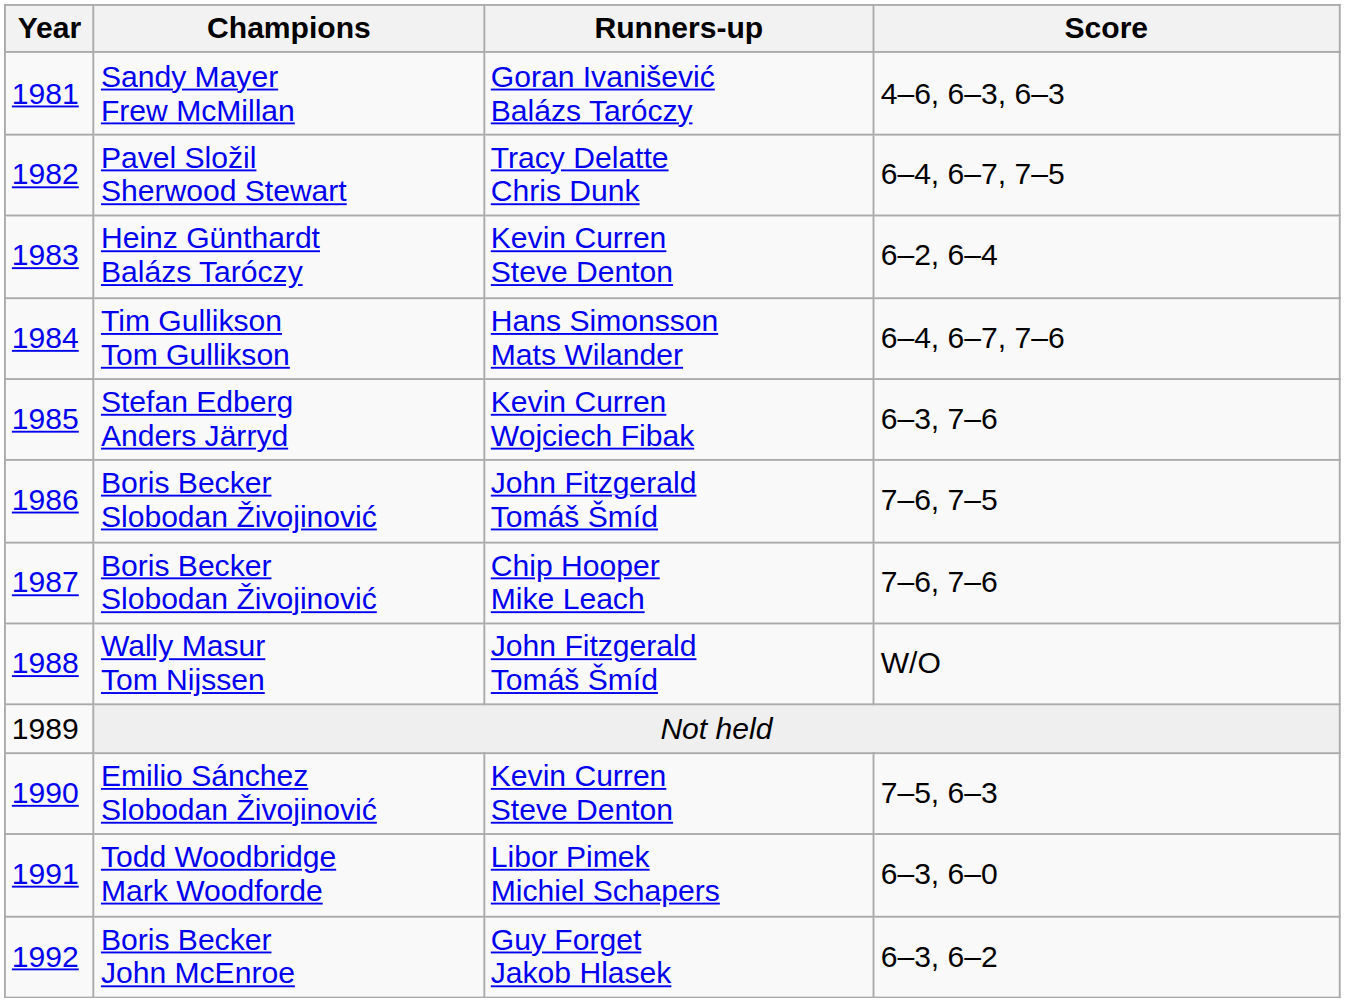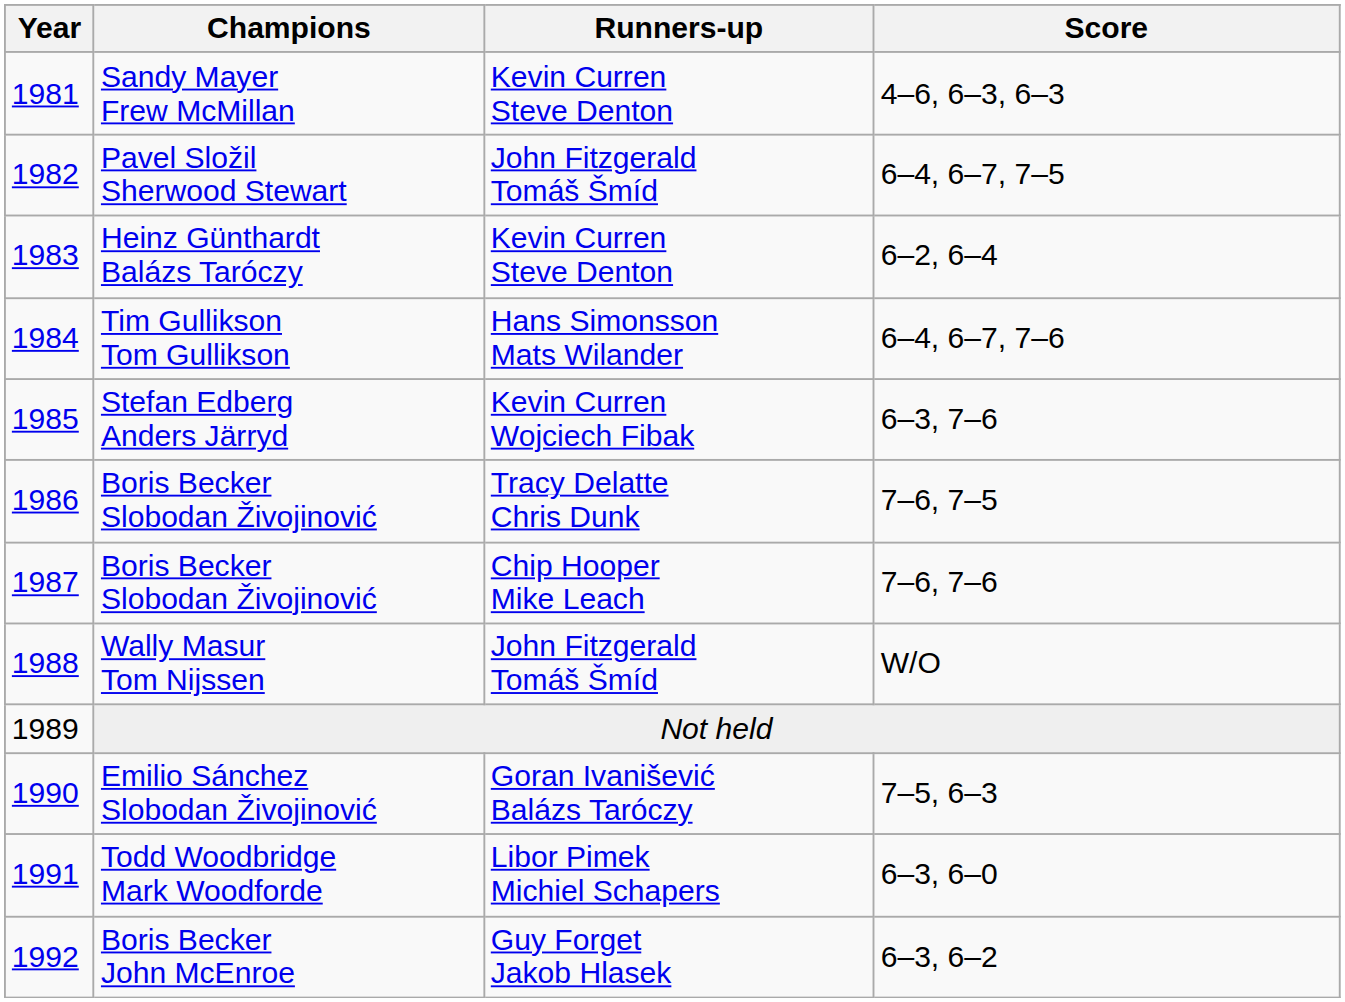(603, 92) Goran Ivanišević Balázs Taróczy -> (582, 92) Kevin Curren Steve Denton
(580, 174) Tracy Delatte Chris Dunk -> (594, 174) John Fitzgerald Tomáš Šmíd
(594, 500) John Fitzgerald Tomáš Šmíd -> (580, 500) Tracy Delatte Chris Dunk
(582, 793) Kevin Curren Steve Denton -> (603, 793) Goran Ivanišević Balázs Taróczy
